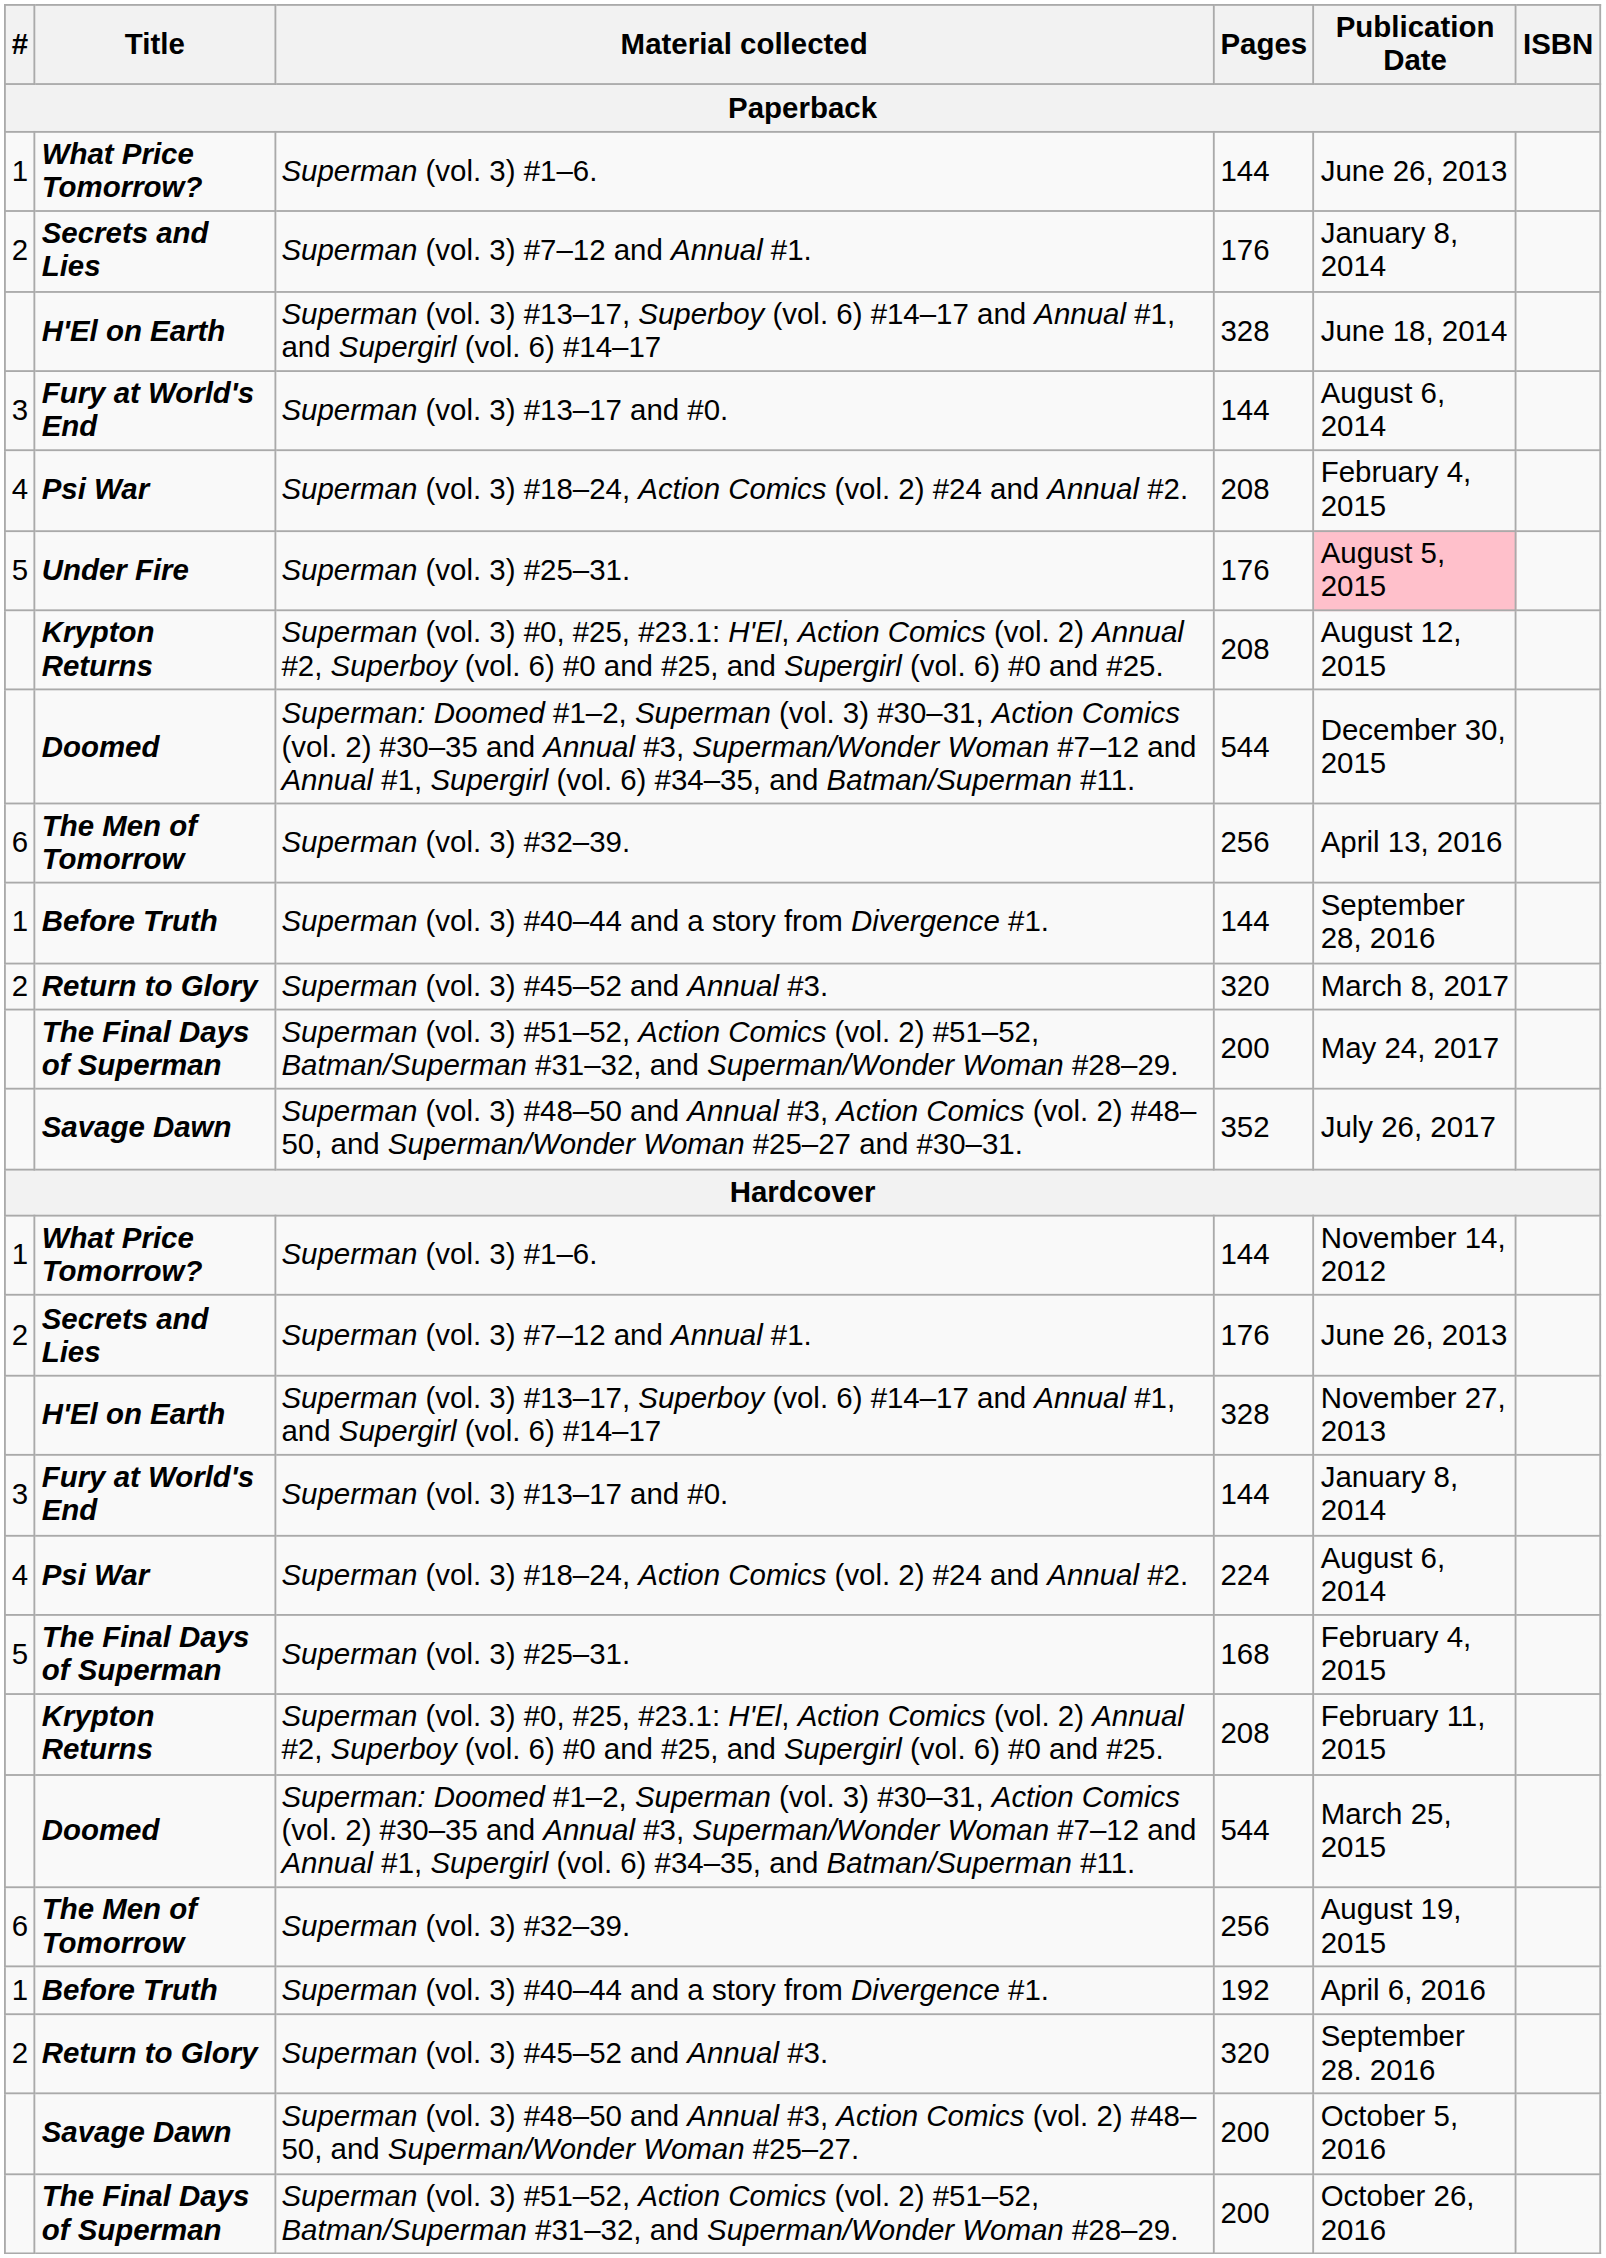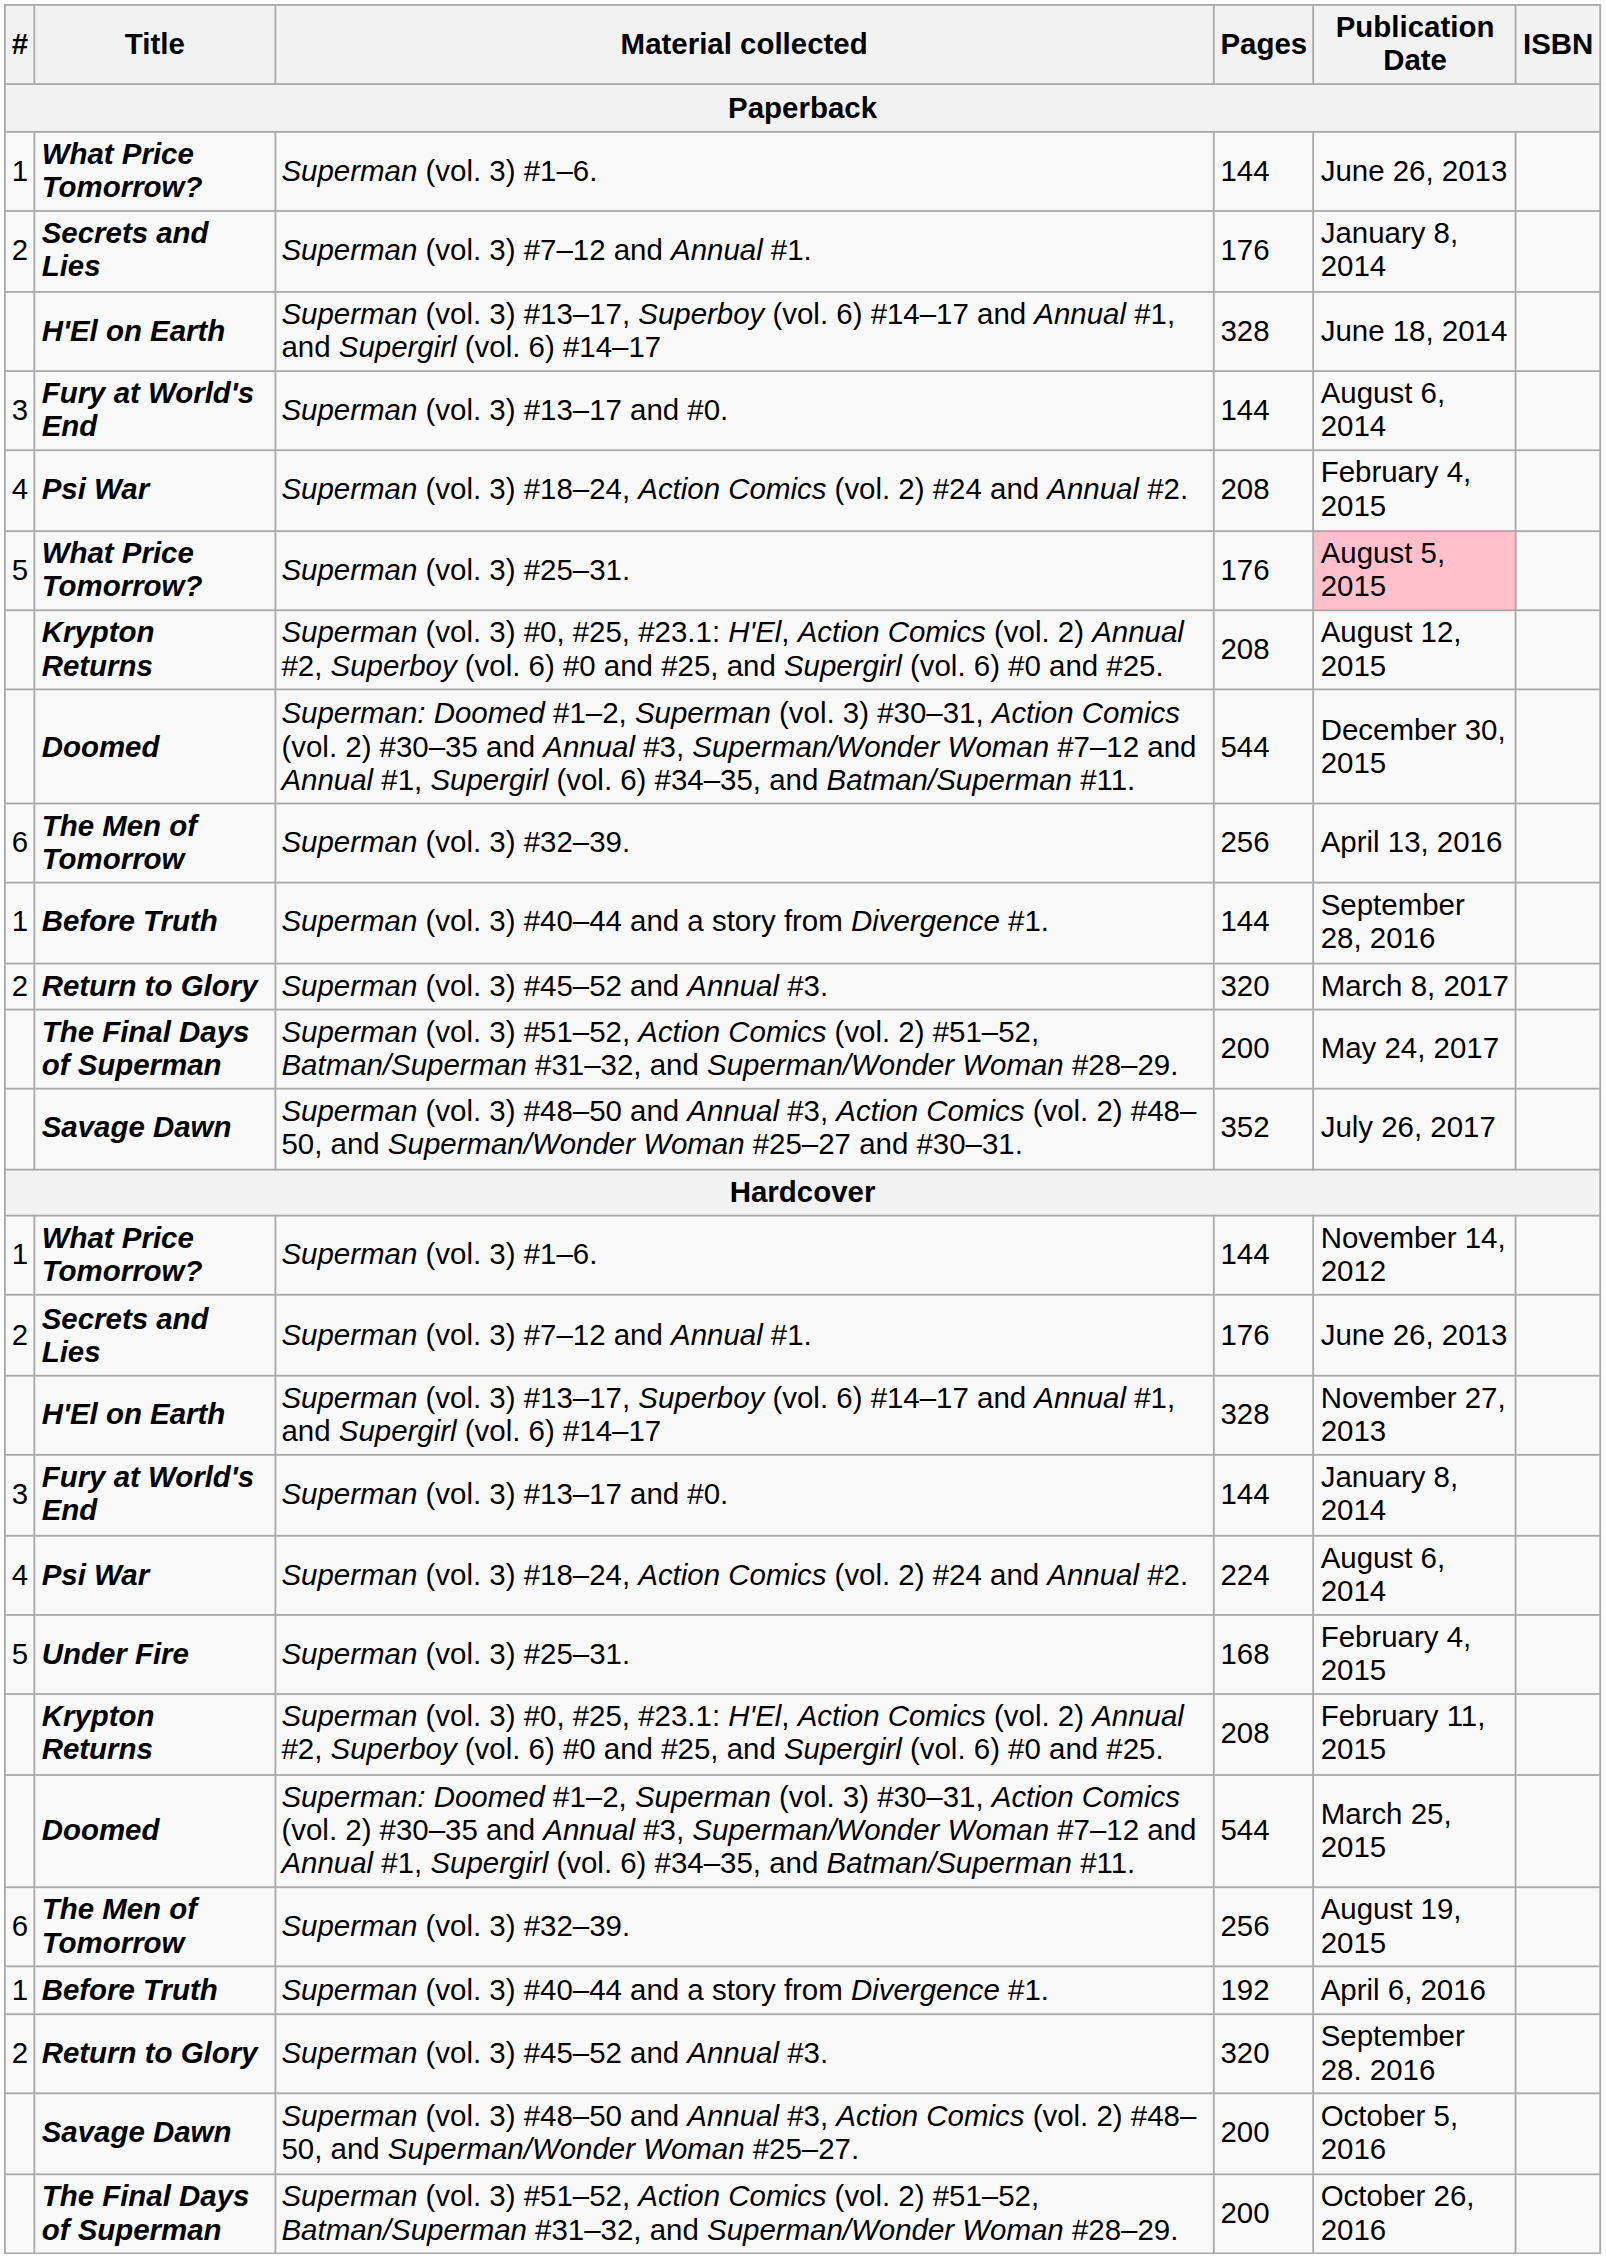(115, 569) Under Fire -> (122, 569) What Price Tomorrow?
(146, 1654) The Final Days of Superman -> (115, 1654) Under Fire
